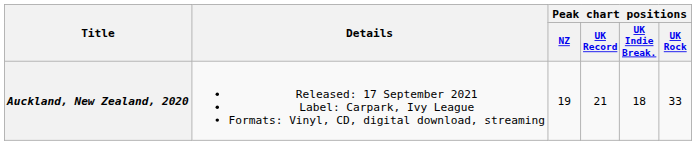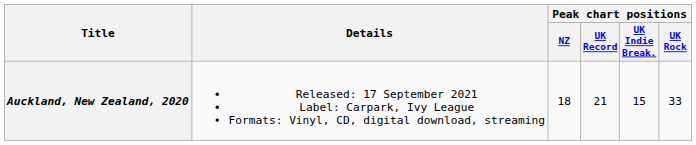(564, 100) 19 -> (564, 100) 18
(639, 100) 18 -> (639, 100) 15
